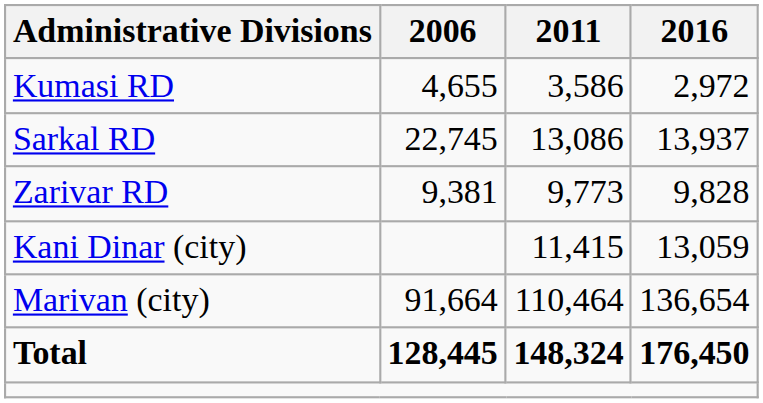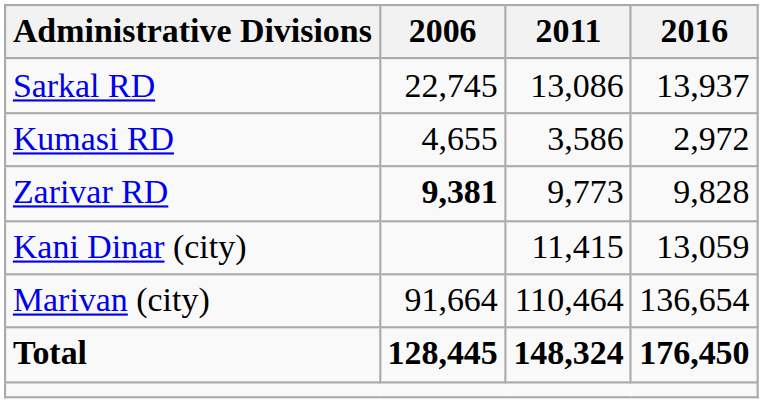rows swapped: (93, 85) <-> (84, 138)
(460, 192) normal -> (460, 192) bold
